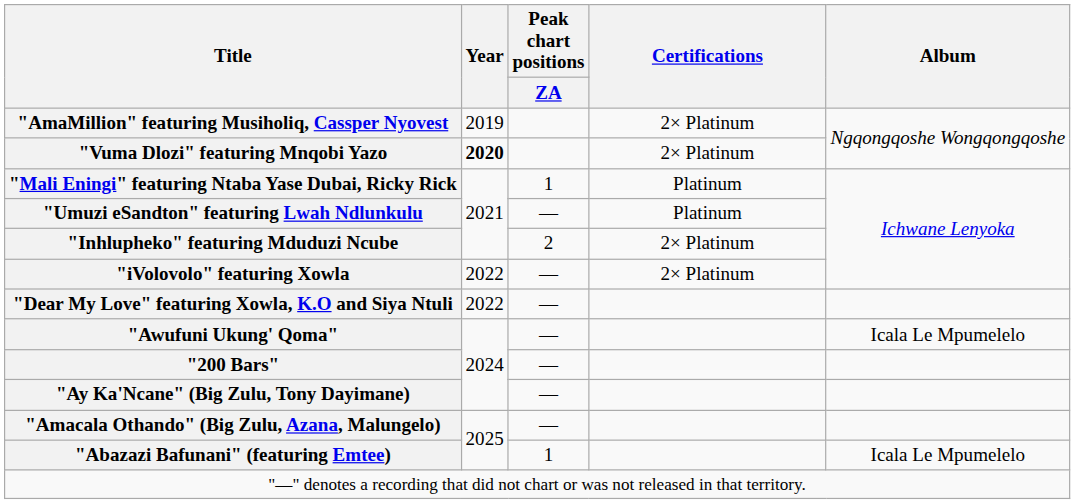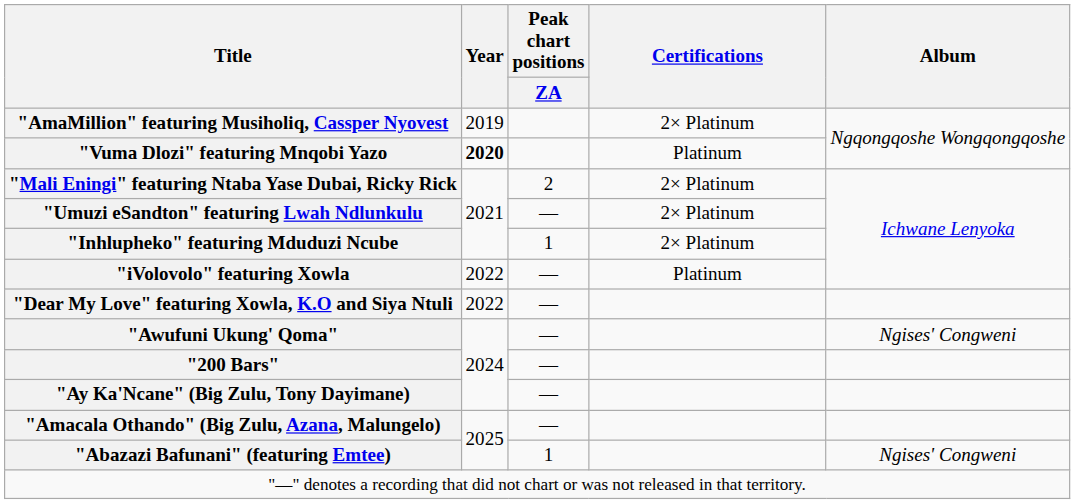(707, 153) 2× Platinum -> (707, 153) Platinum
(548, 183) 1 -> (548, 183) 2
(707, 183) Platinum -> (707, 183) 2× Platinum
(707, 213) Platinum -> (707, 213) 2× Platinum
(548, 243) 2 -> (548, 243) 1
(707, 273) 2× Platinum -> (707, 273) Platinum
(948, 334) Icala Le Mpumelelo -> (948, 334) Ngises' Congweni
(948, 454) Icala Le Mpumelelo -> (948, 454) Ngises' Congweni
